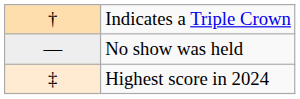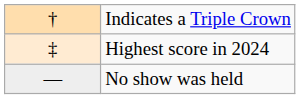rows swapped: (187, 78) <-> (174, 49)
